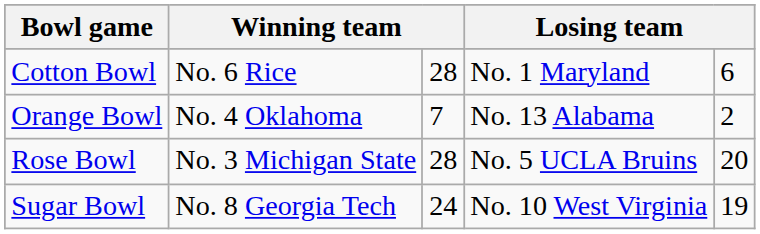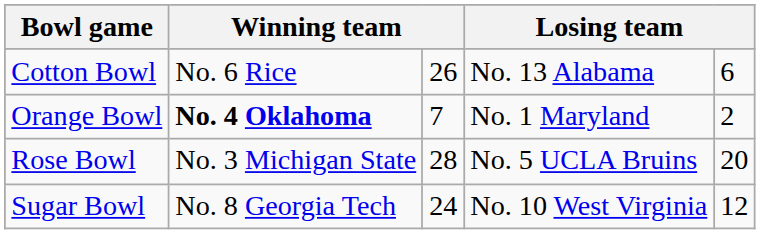(443, 71) 28 -> (443, 71) 26
(560, 71) No. 1 Maryland -> (562, 71) No. 13 Alabama
(269, 116) normal -> (273, 116) bold
(562, 116) No. 13 Alabama -> (560, 116) No. 1 Maryland
(734, 205) 19 -> (734, 205) 12
